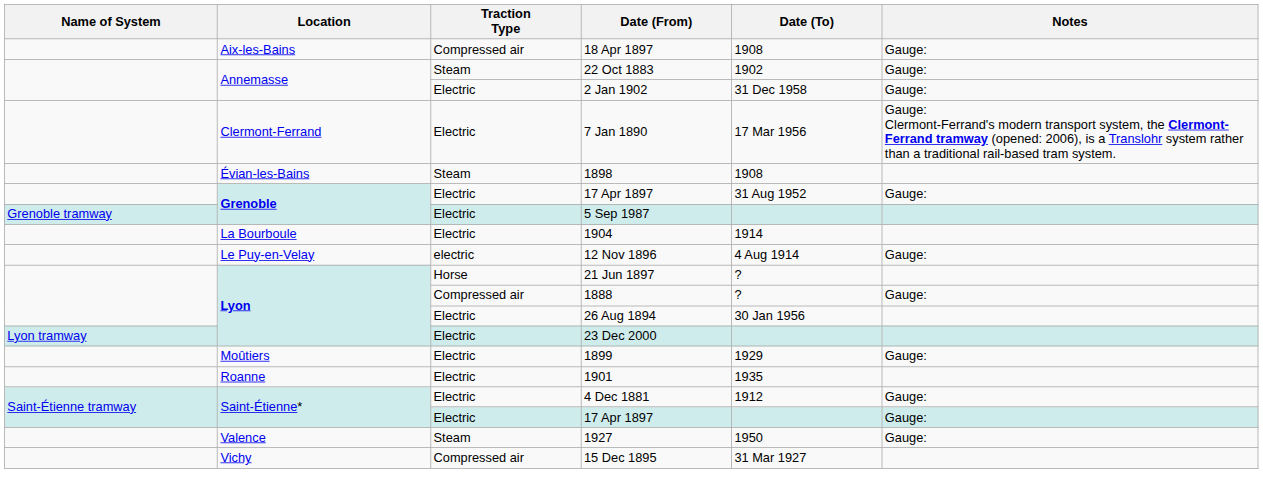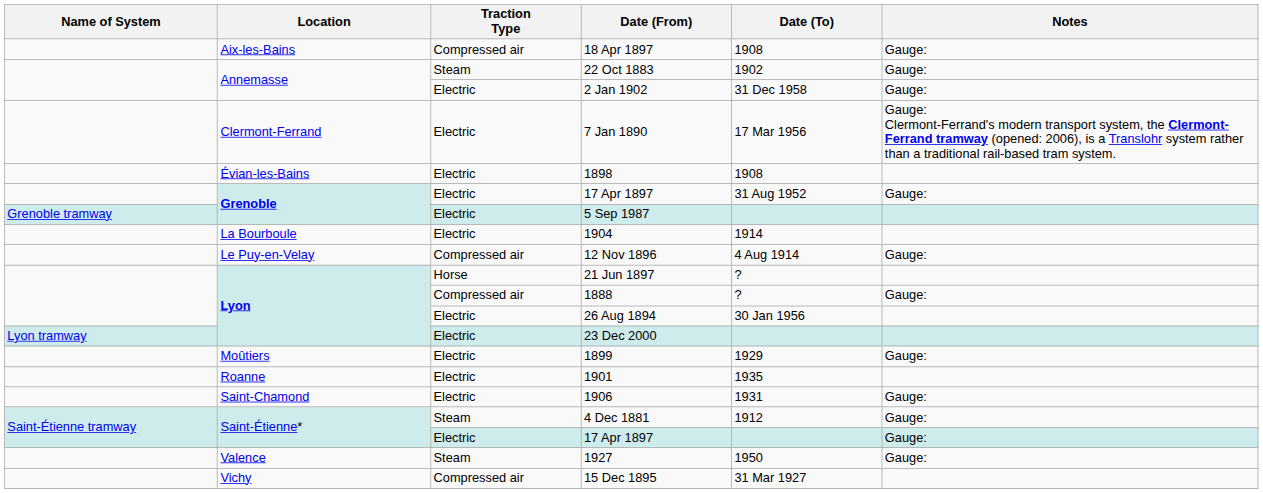(452, 173) Steam -> (455, 173) Electric
(454, 254) electric -> (479, 254) Compressed air
+ row: (265, 397)
(455, 397) Electric -> (452, 417) Steam
